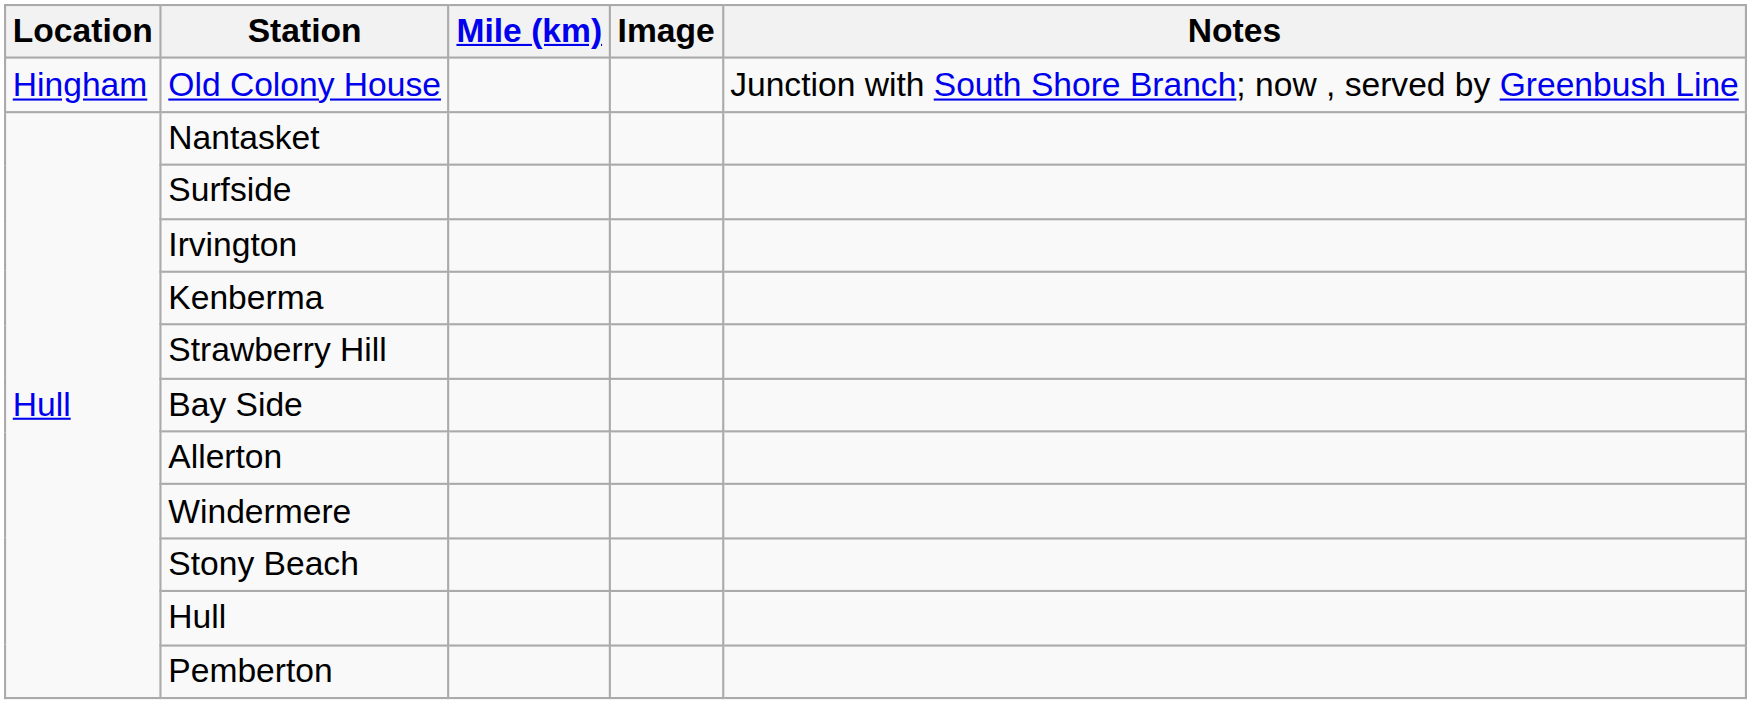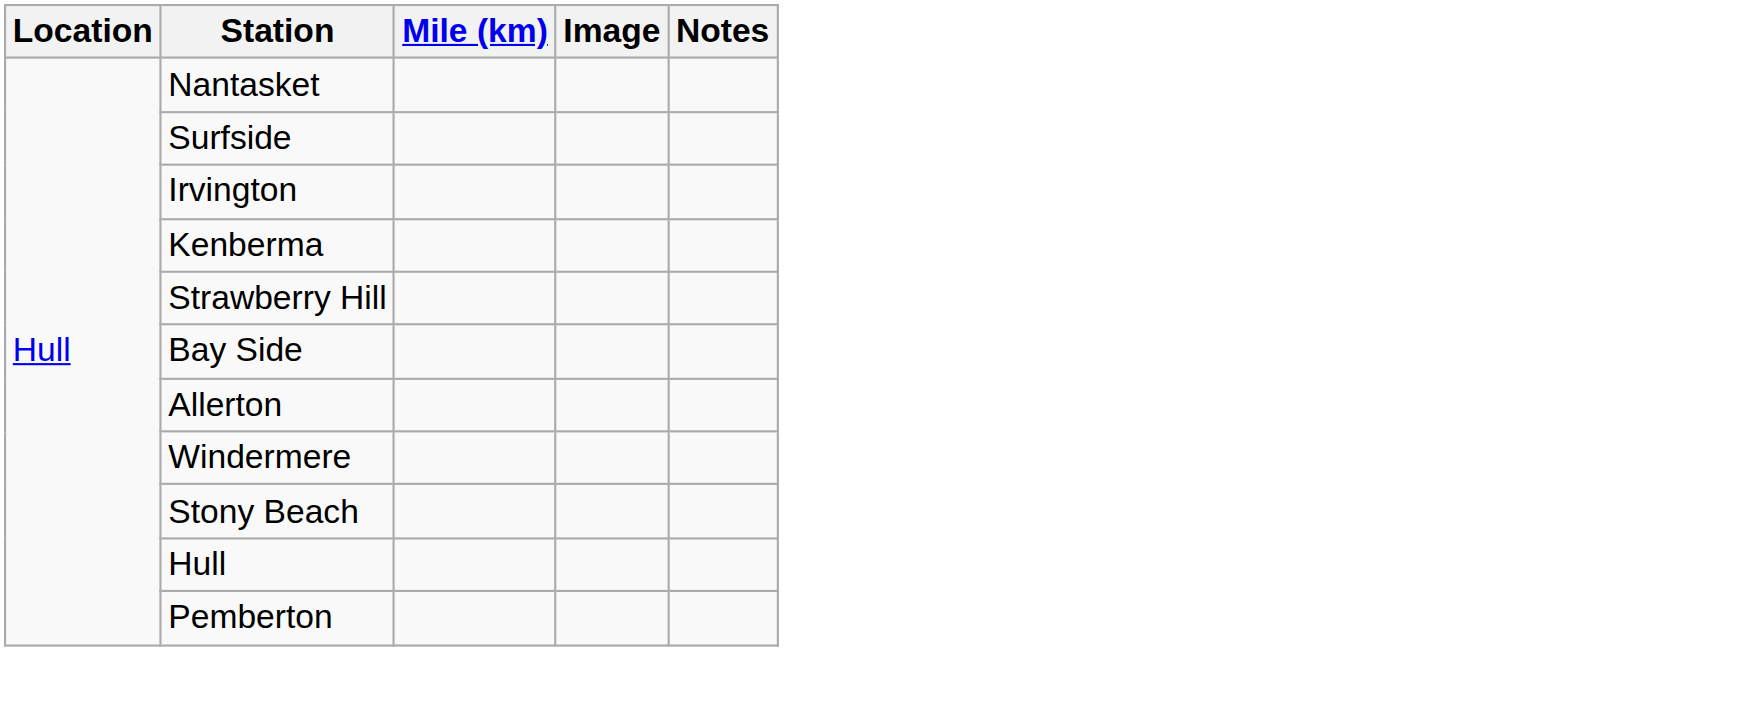- row: (305, 84)
